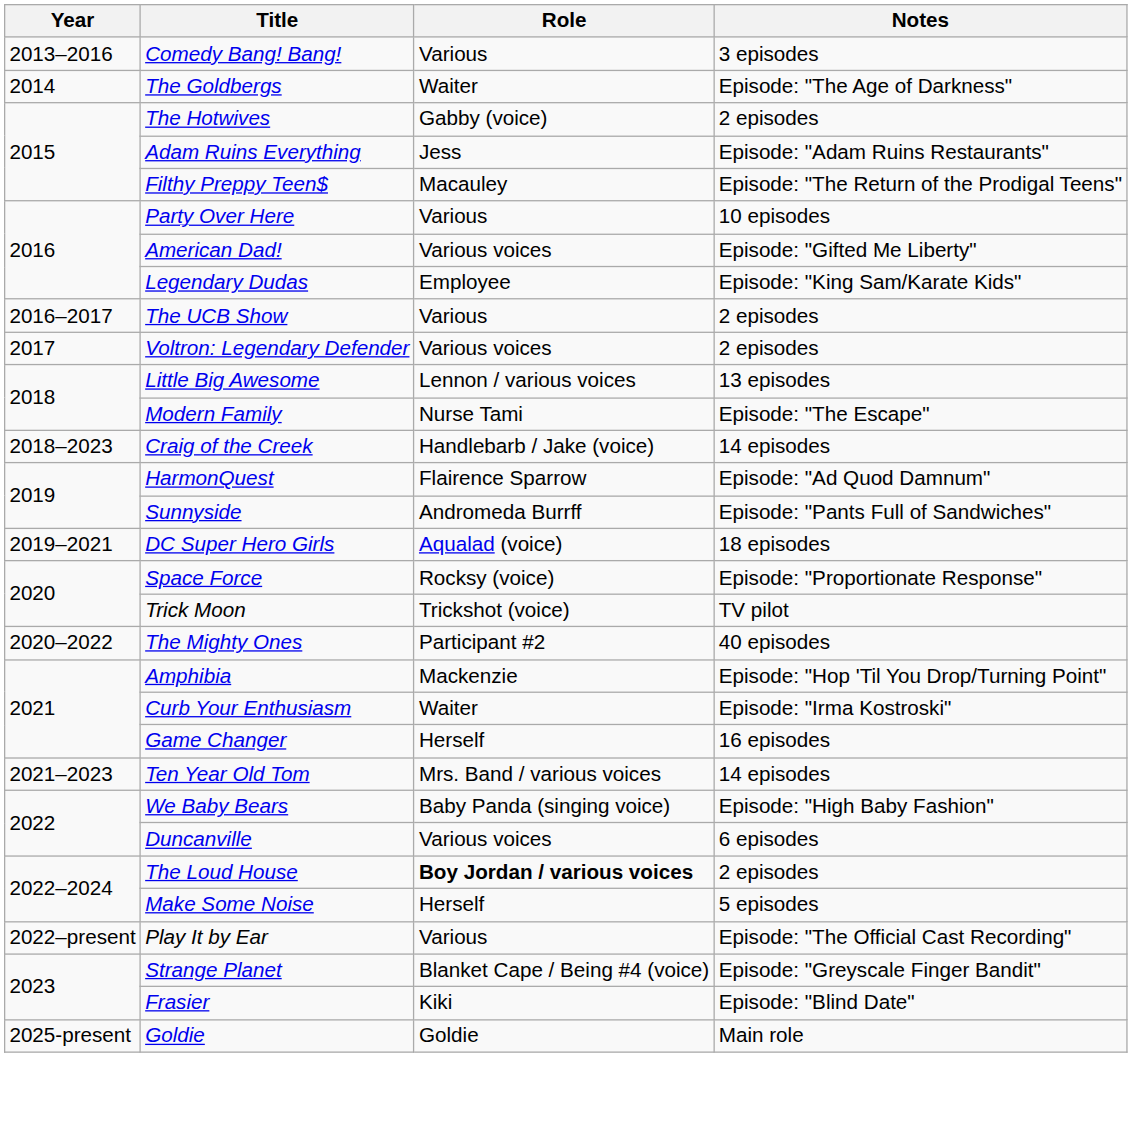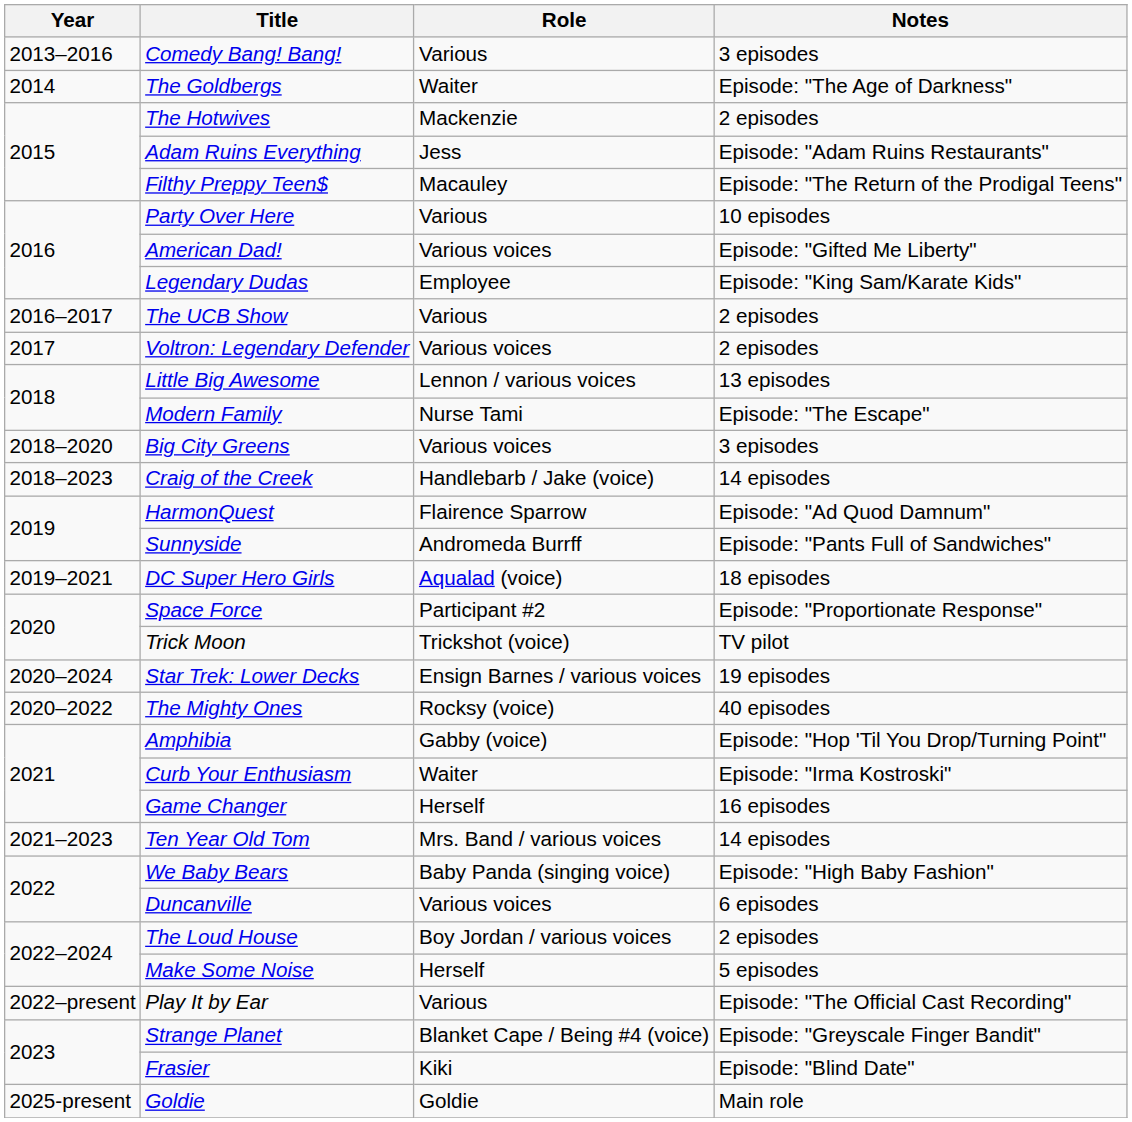(483, 119) Gabby (voice) -> (468, 119) Mackenzie
+ row: (217, 446)
(487, 577) Rocksy (voice) -> (482, 610) Participant #2
+ row: (252, 675)
(482, 642) Participant #2 -> (487, 708) Rocksy (voice)
(468, 675) Mackenzie -> (483, 741) Gabby (voice)
(556, 871) bold -> (545, 937) normal
